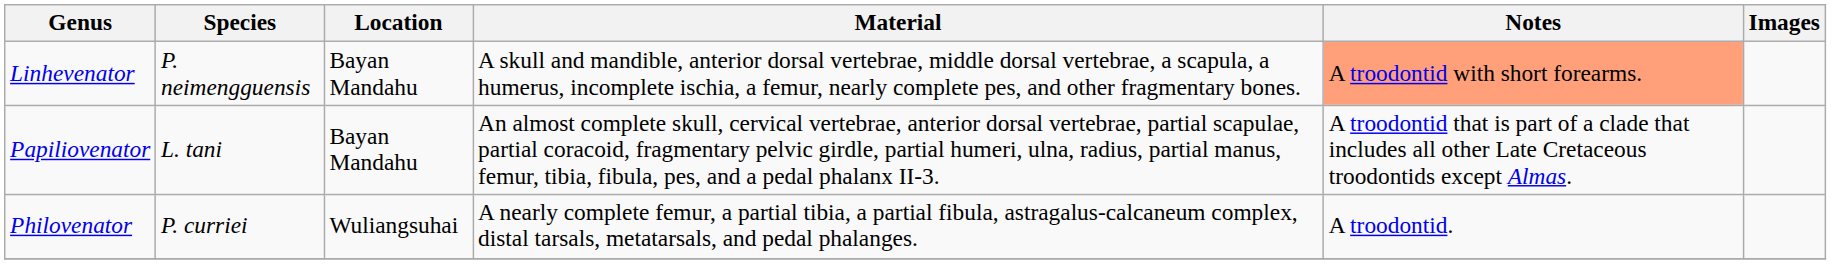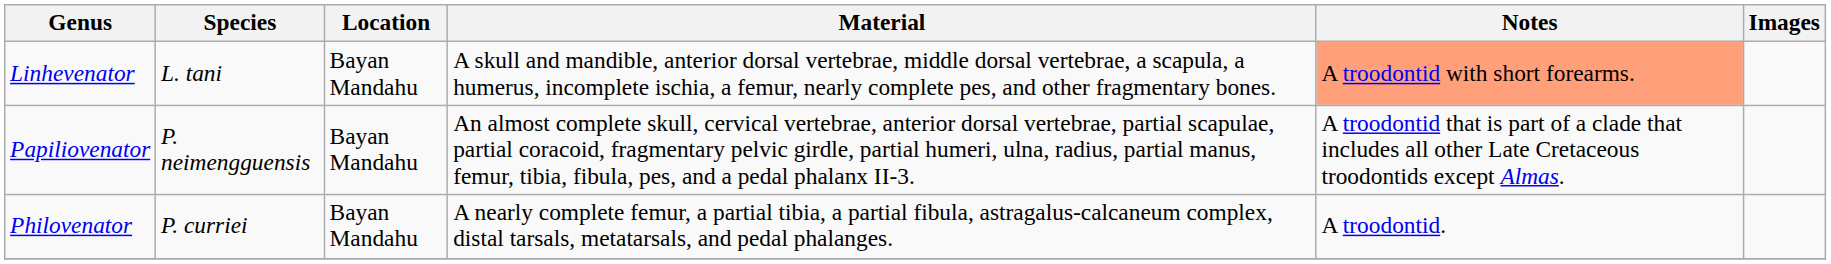(236, 73) P. neimengguensis -> (192, 73) L. tani
(192, 149) L. tani -> (236, 149) P. neimengguensis
(394, 226) Wuliangsuhai -> (374, 226) Bayan Mandahu
